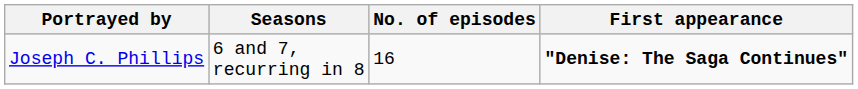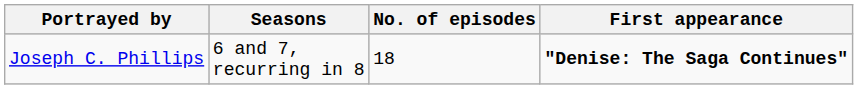(384, 59) 16 -> (384, 59) 18
